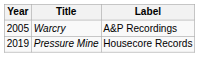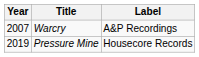(18, 28) 2005 -> (18, 28) 2007
